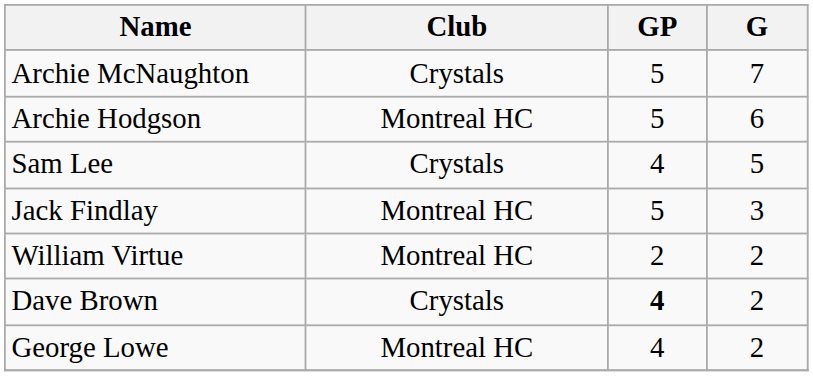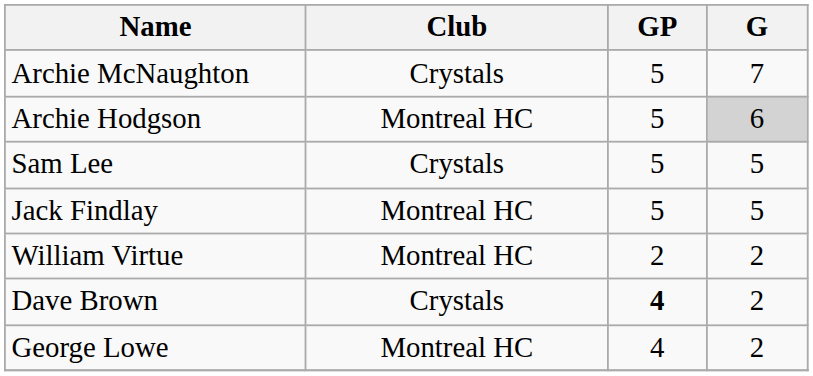(757, 118) no background -> (757, 118) lightgrey background
(657, 164) 4 -> (657, 164) 5
(757, 210) 3 -> (757, 210) 5
